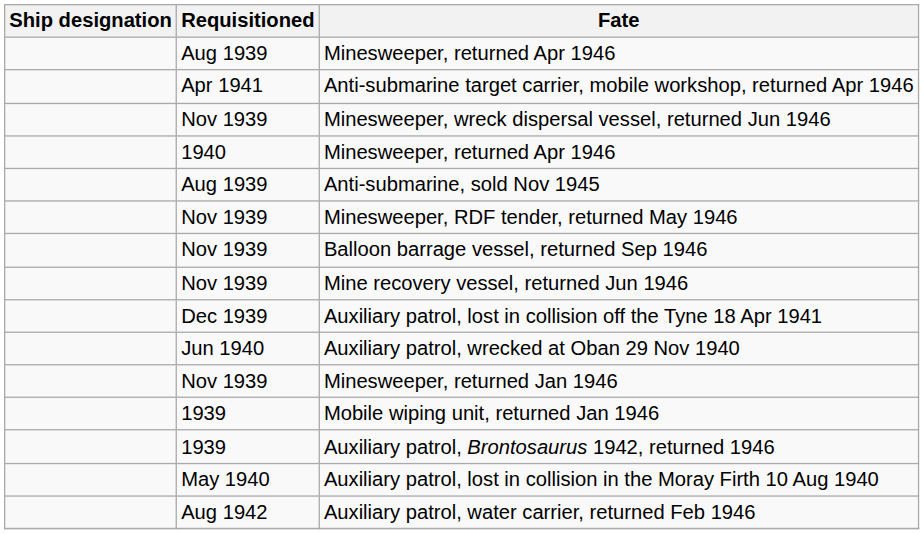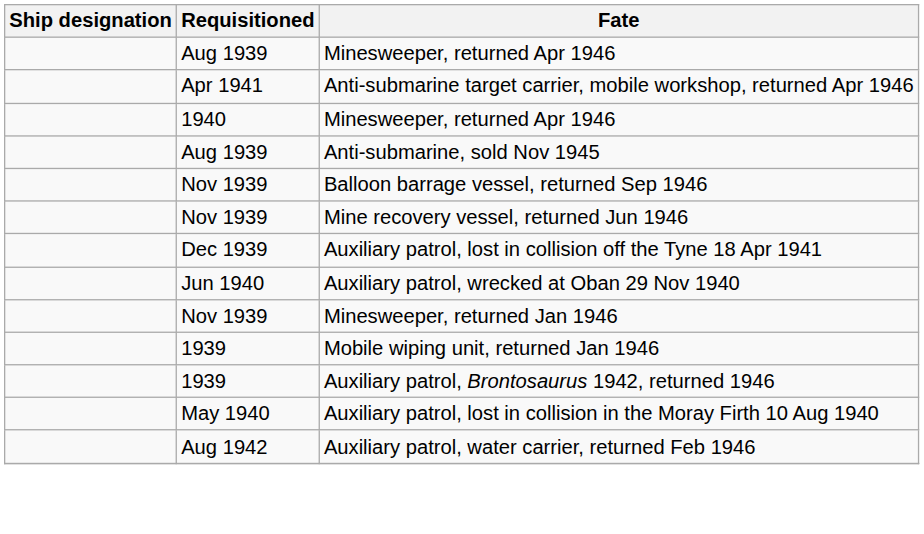- row: (224, 118)
- row: (224, 216)
